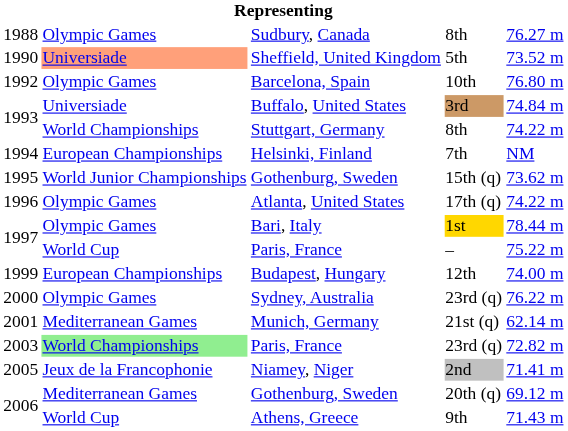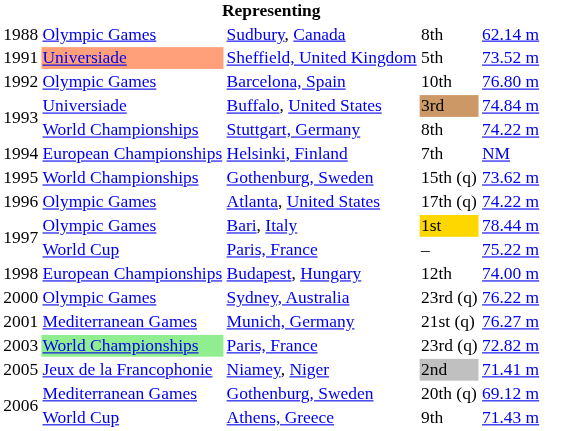(535, 34) 76.27 m -> (511, 34) 62.14 m
(21, 57) 1990 -> (21, 57) 1991
(145, 177) World Junior Championships -> (121, 177) World Championships
(21, 273) 1999 -> (21, 273) 1998
(535, 321) 62.14 m -> (511, 321) 76.27 m
